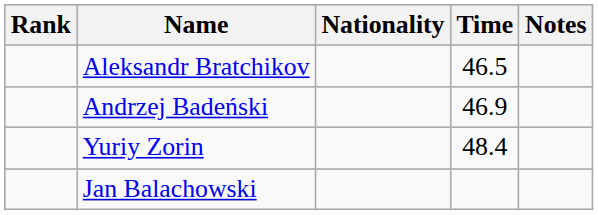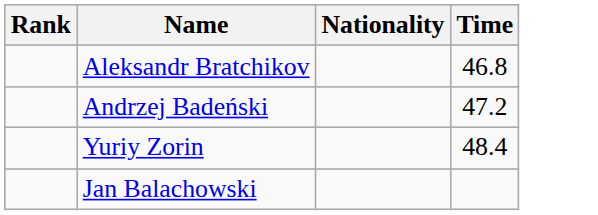- column: (556, 24)
(485, 65) 46.5 -> (485, 65) 46.8
(485, 106) 46.9 -> (485, 106) 47.2
